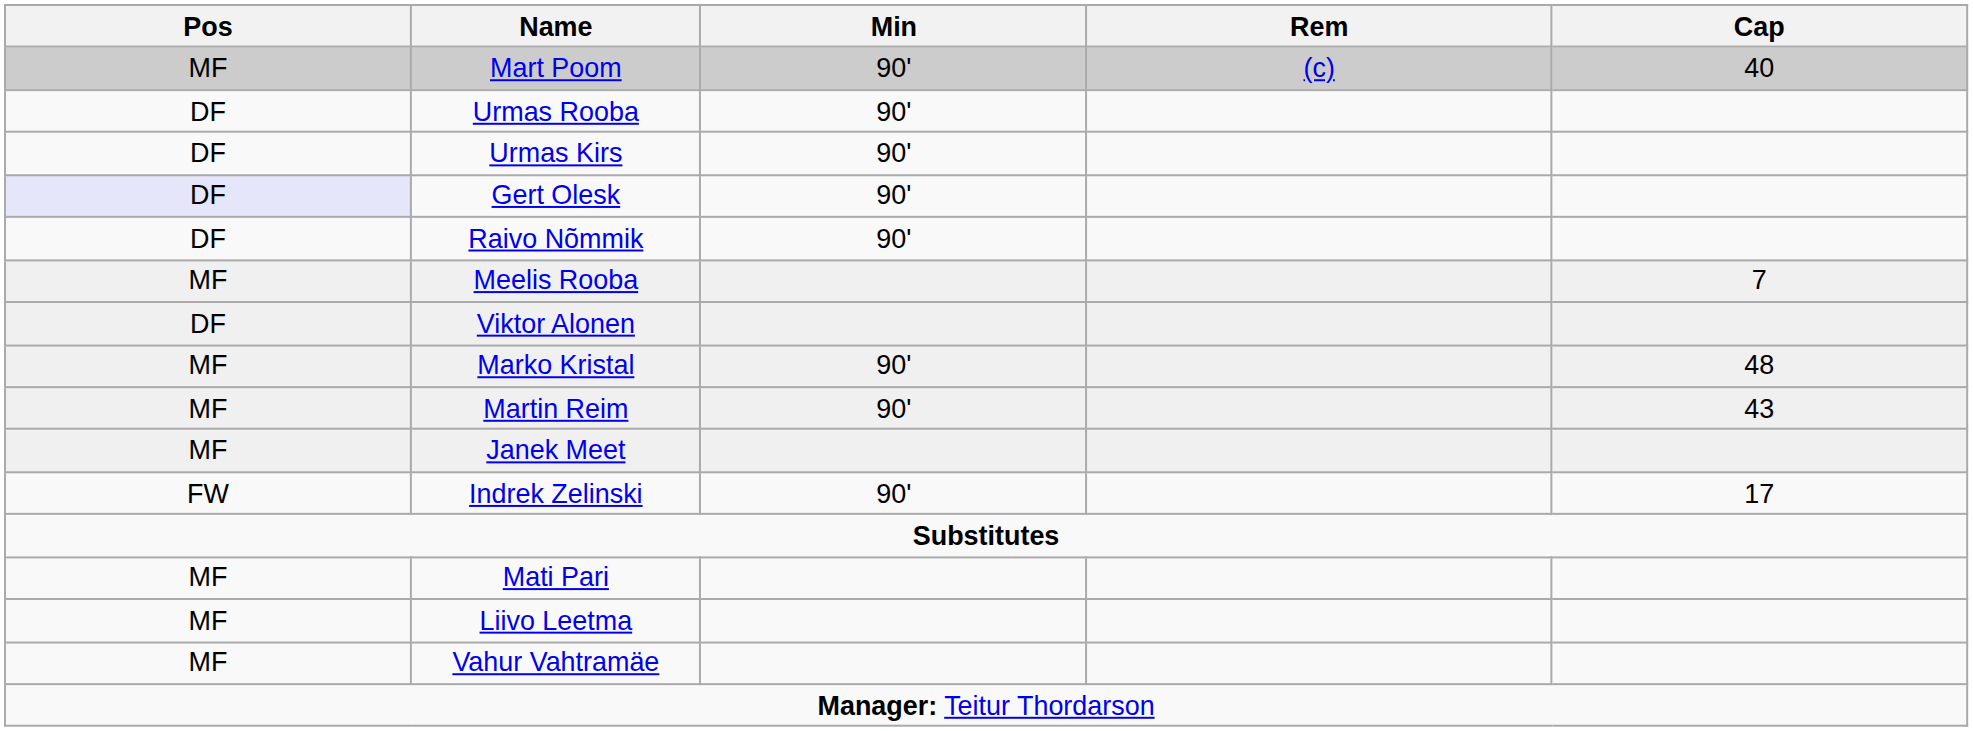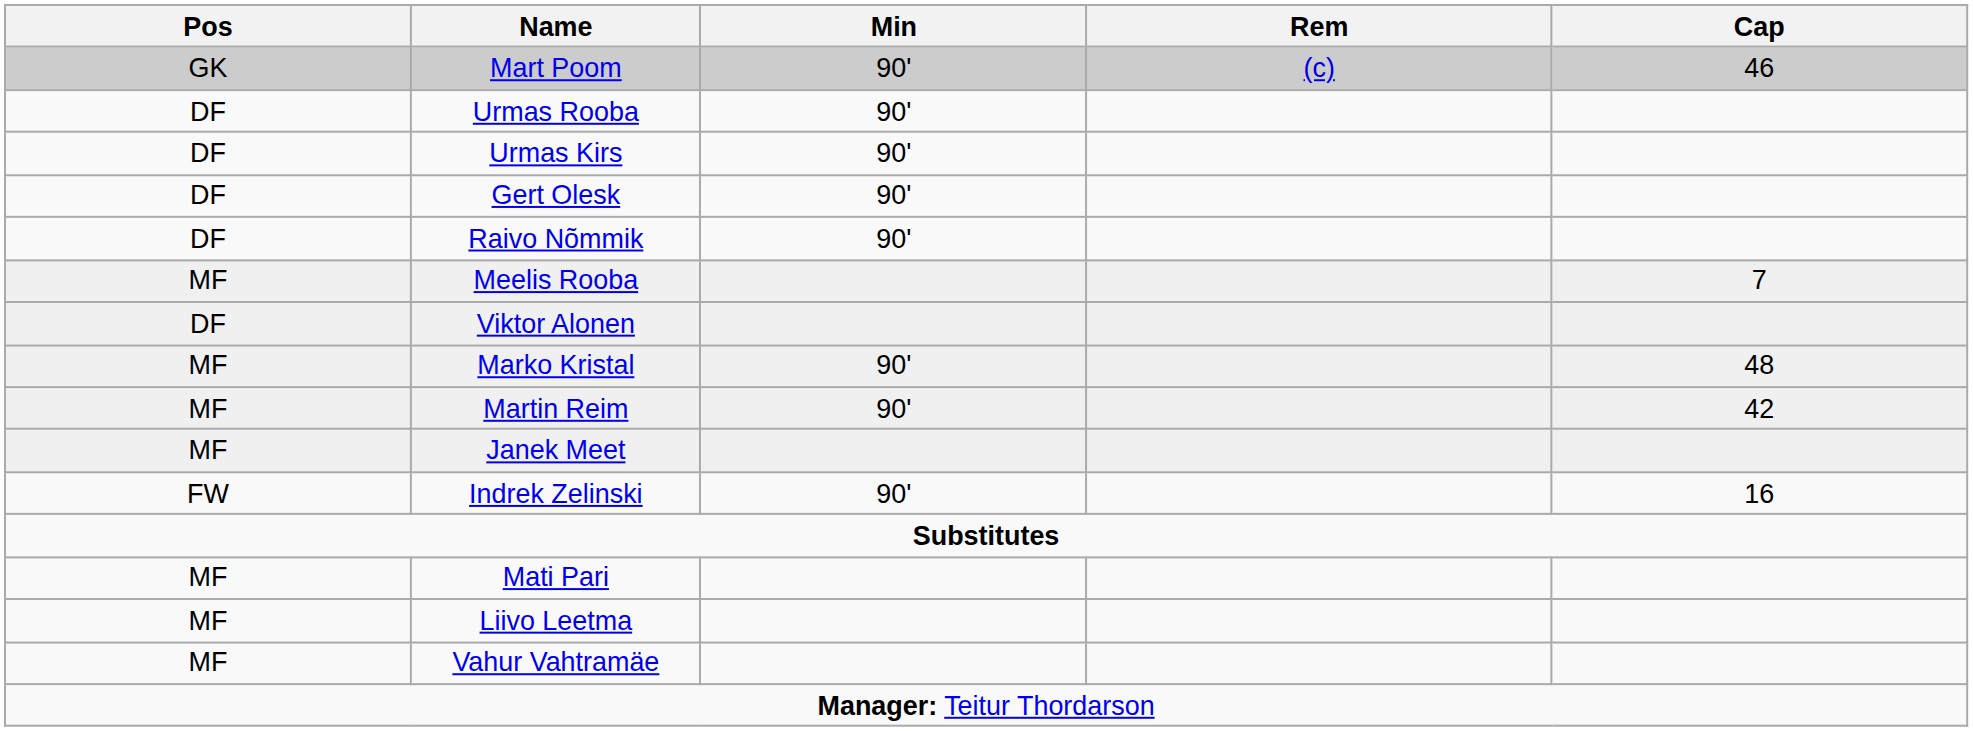(208, 68) MF -> (208, 68) GK
(1759, 68) 40 -> (1759, 68) 46
(208, 196) lavender background -> (208, 196) no background
(1759, 408) 43 -> (1759, 408) 42
(1759, 493) 17 -> (1759, 493) 16
